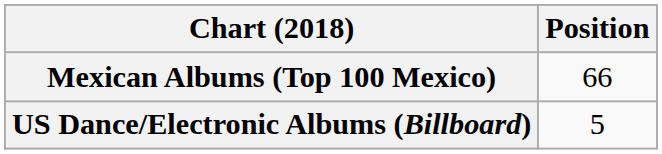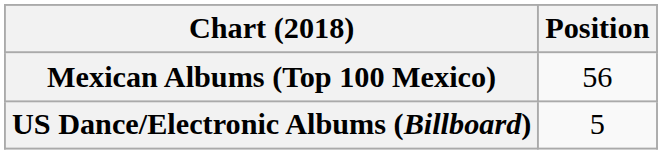(597, 76) 66 -> (597, 76) 56
